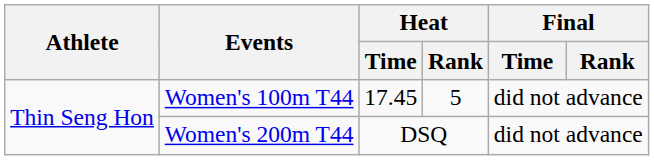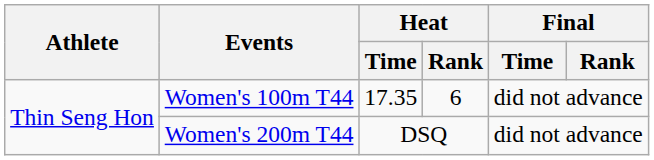(391, 97) 17.45 -> (391, 97) 17.35
(456, 97) 5 -> (456, 97) 6
